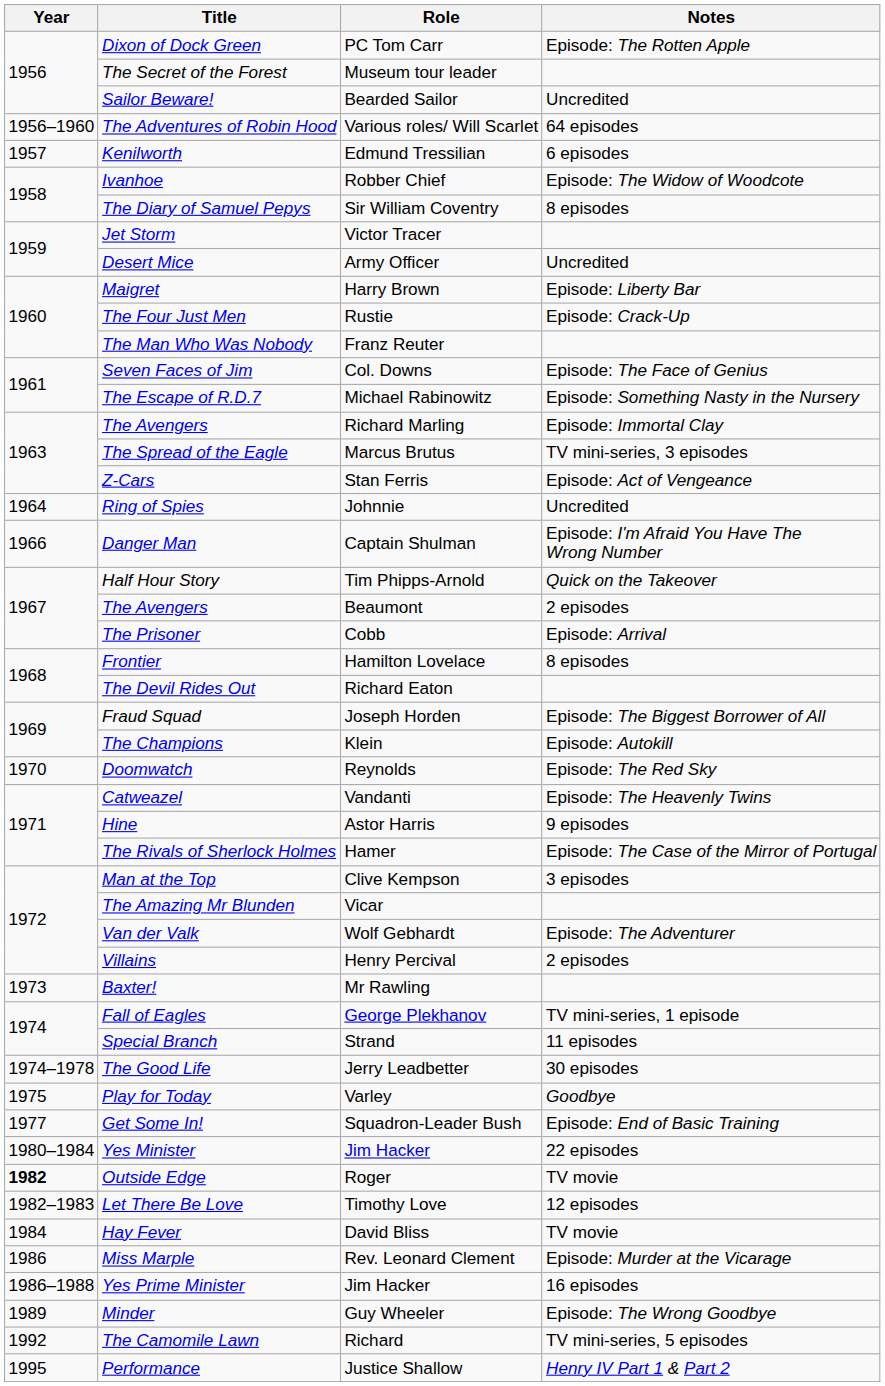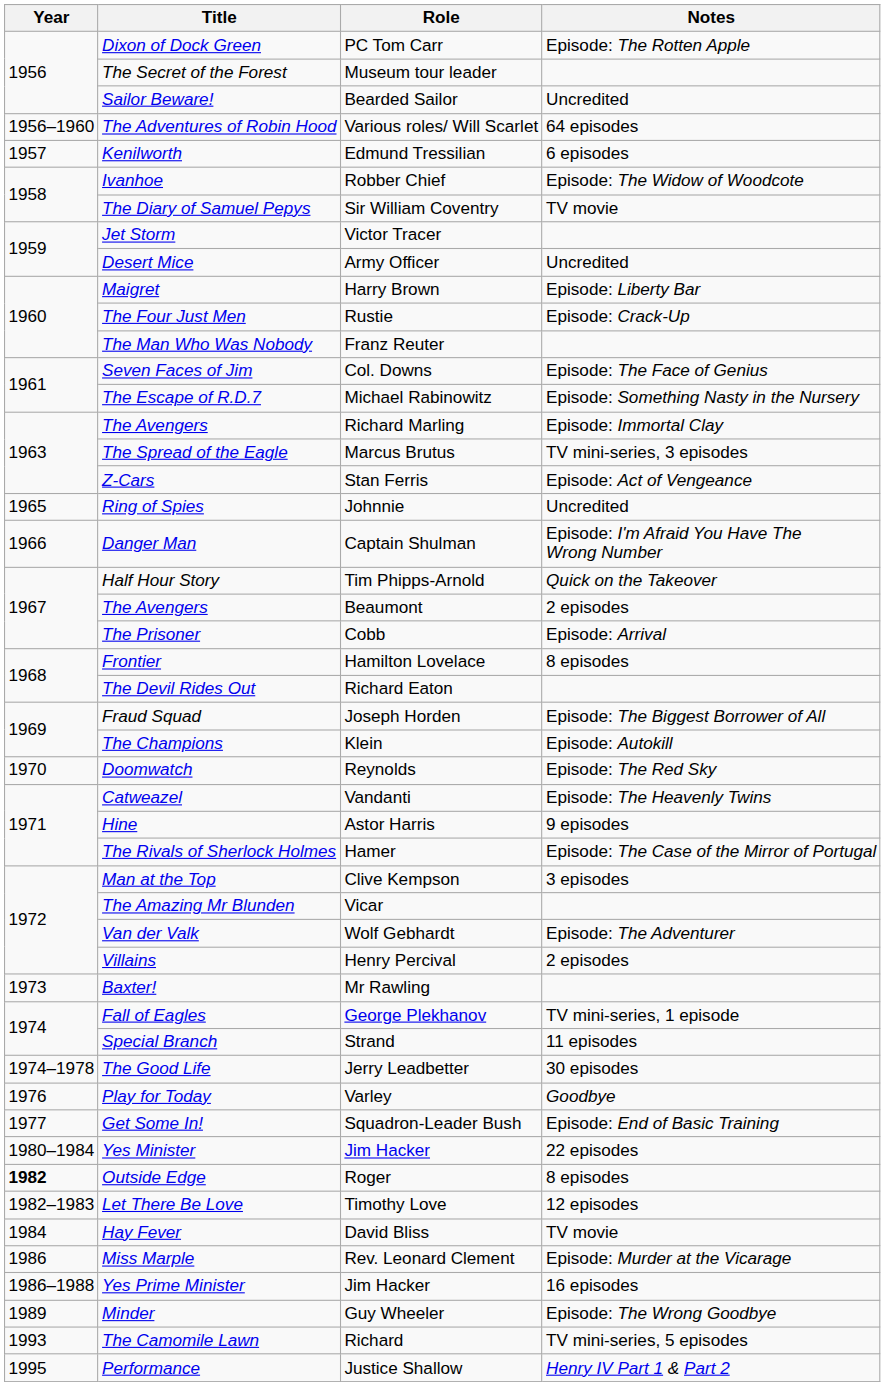(587, 208) 8 episodes -> (582, 208) TV movie
(28, 506) 1964 -> (28, 506) 1965
(28, 1096) 1975 -> (28, 1096) 1976
(582, 1177) TV movie -> (587, 1177) 8 episodes
(28, 1340) 1992 -> (28, 1340) 1993
